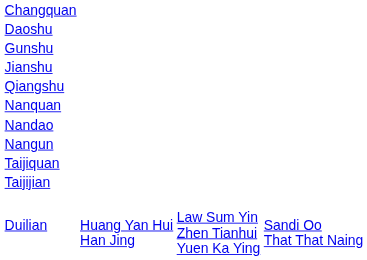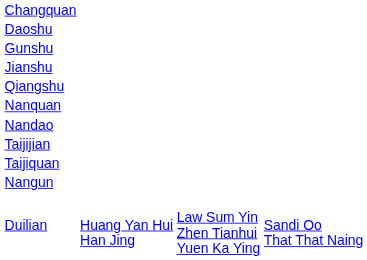rows swapped: (29, 144) <-> (27, 182)
